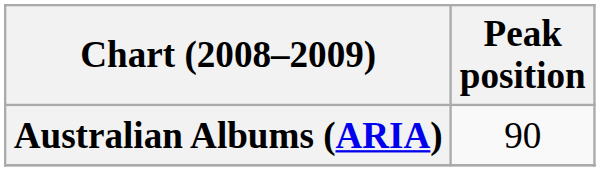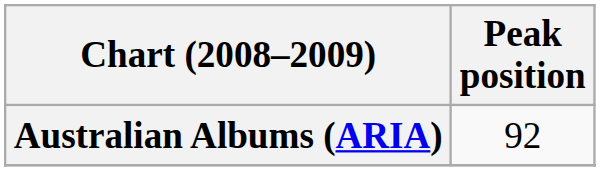(523, 134) 90 -> (523, 134) 92
